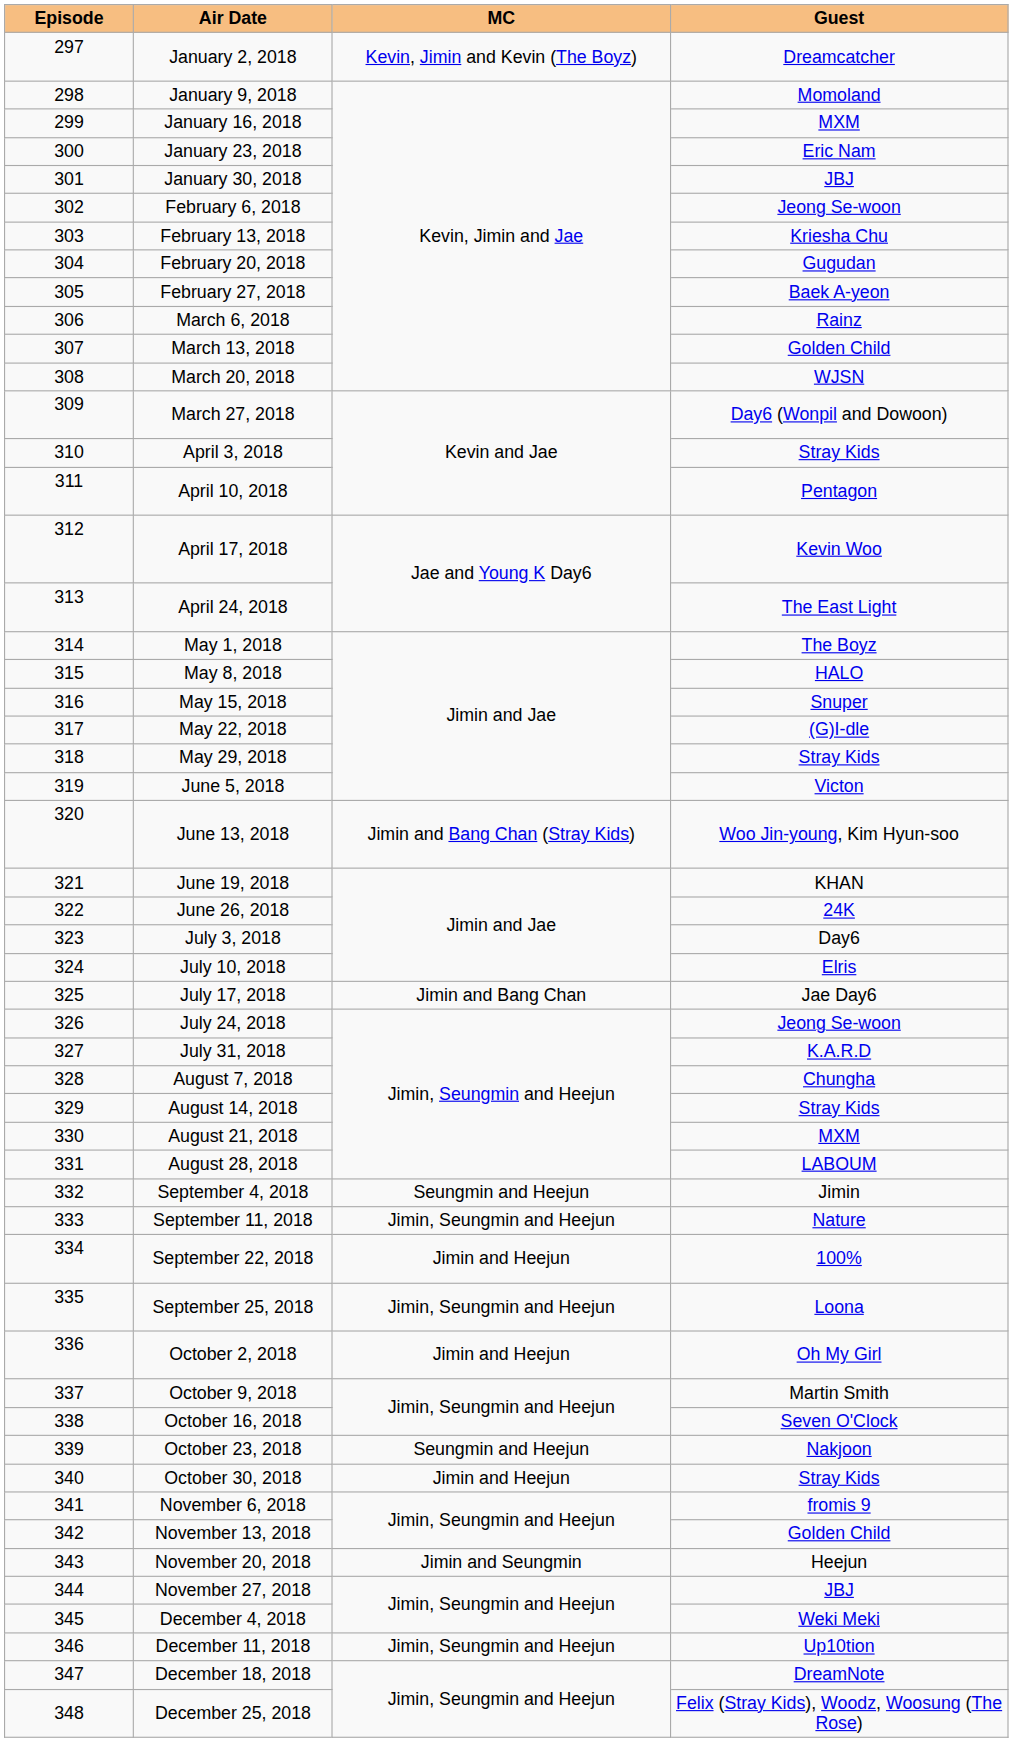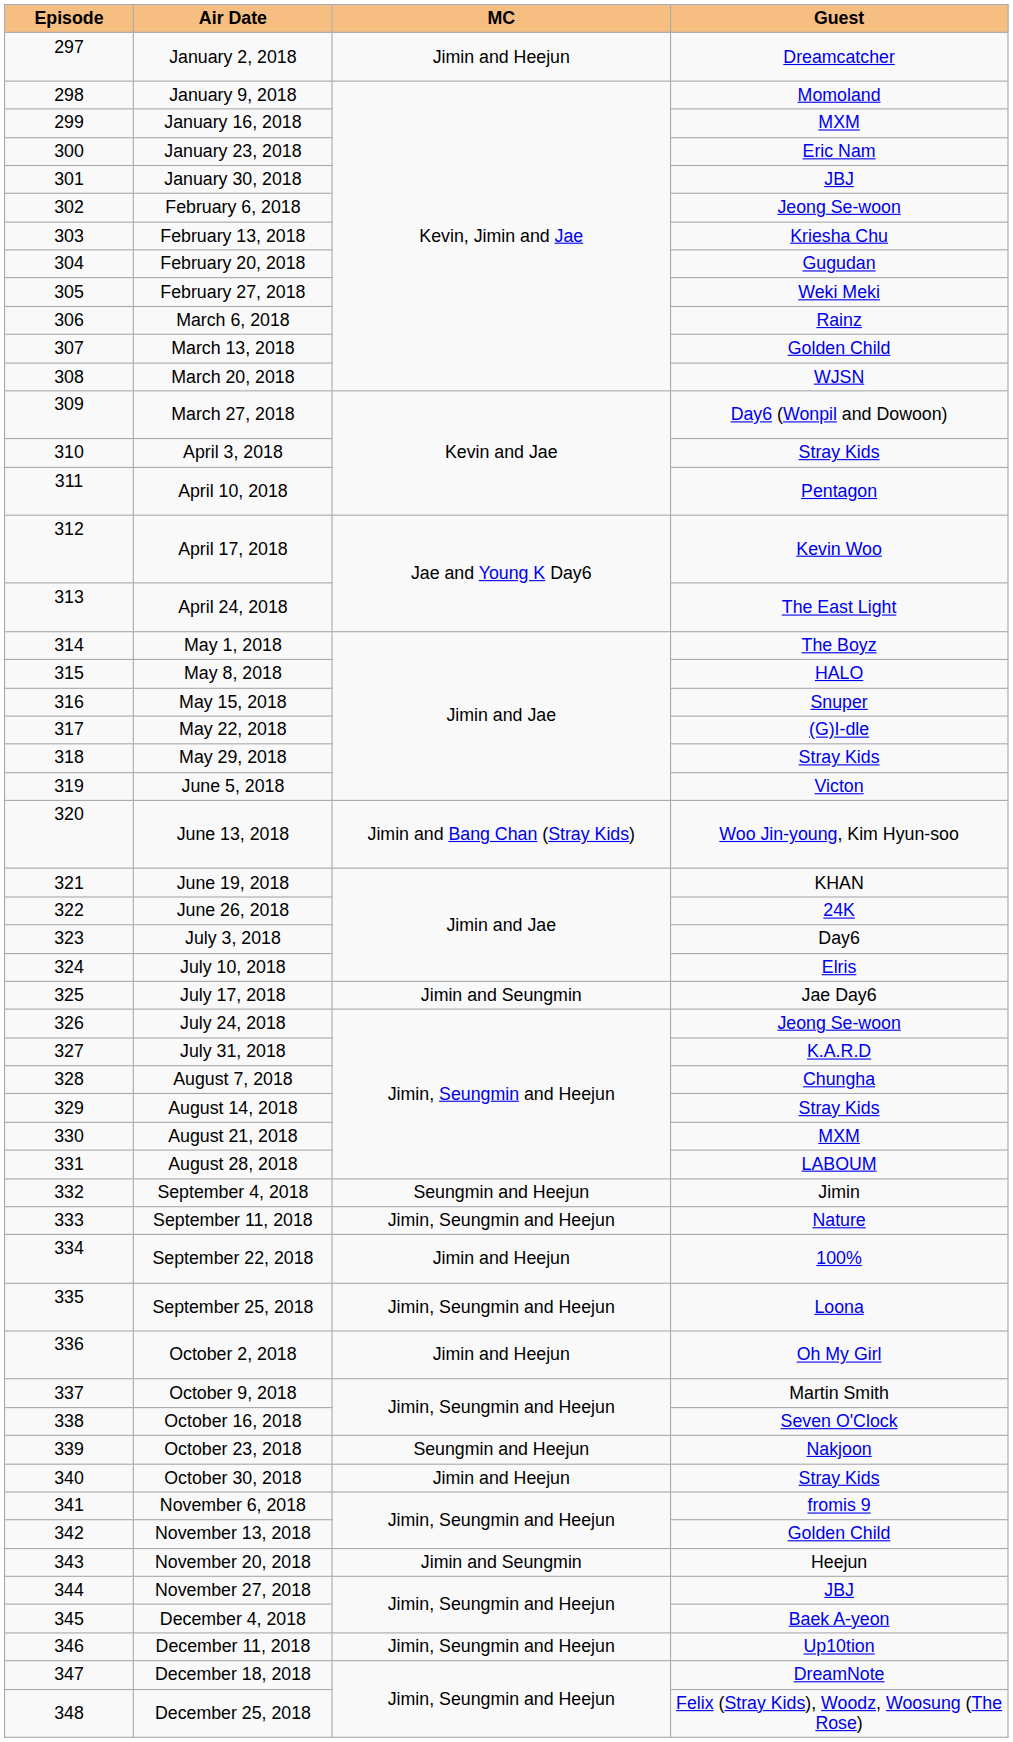(501, 56) Kevin, Jimin and Kevin (The Boyz) -> (501, 56) Jimin and Heejun
(839, 292) Baek A-yeon -> (839, 292) Weki Meki
(501, 995) Jimin and Bang Chan -> (501, 995) Jimin and Seungmin
(839, 1618) Weki Meki -> (839, 1618) Baek A-yeon
